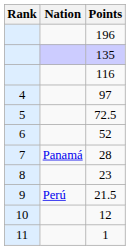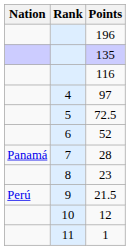columns swapped: (22, 14) <-> (63, 14)
